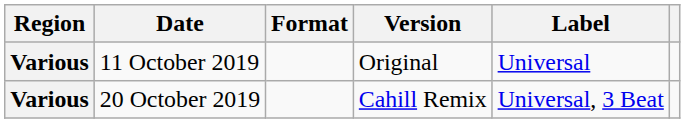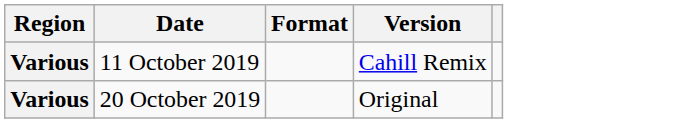- column: (581, 23)
(399, 61) Original -> (423, 61) Cahill Remix
(423, 99) Cahill Remix -> (399, 99) Original
